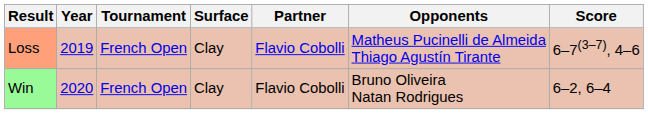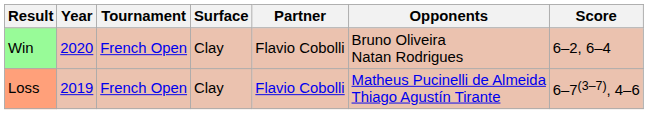rows swapped: (24, 48) <-> (21, 88)
